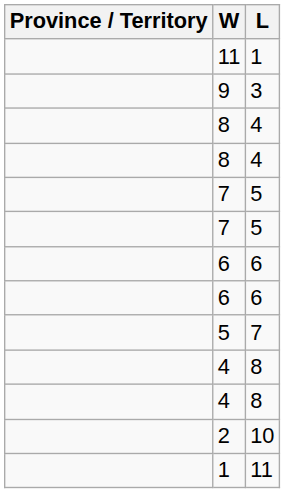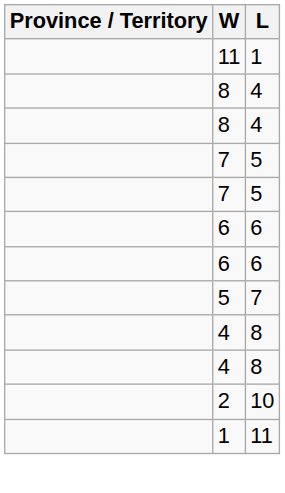- row: (224, 90)
